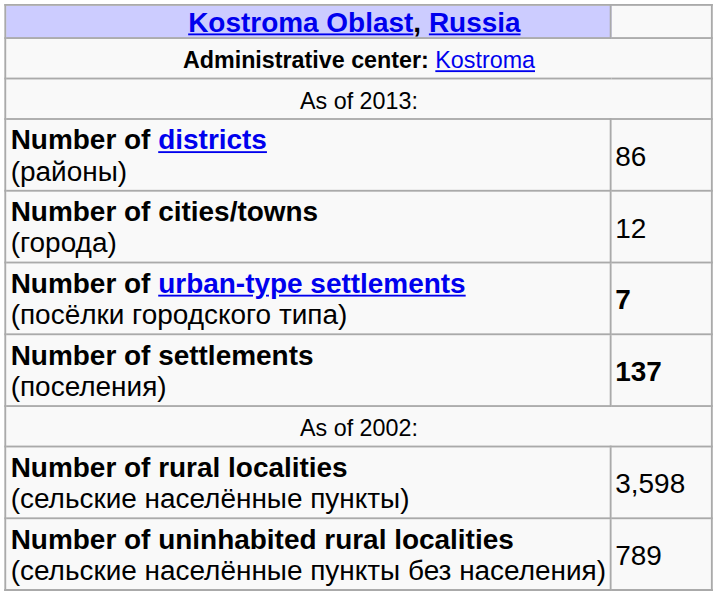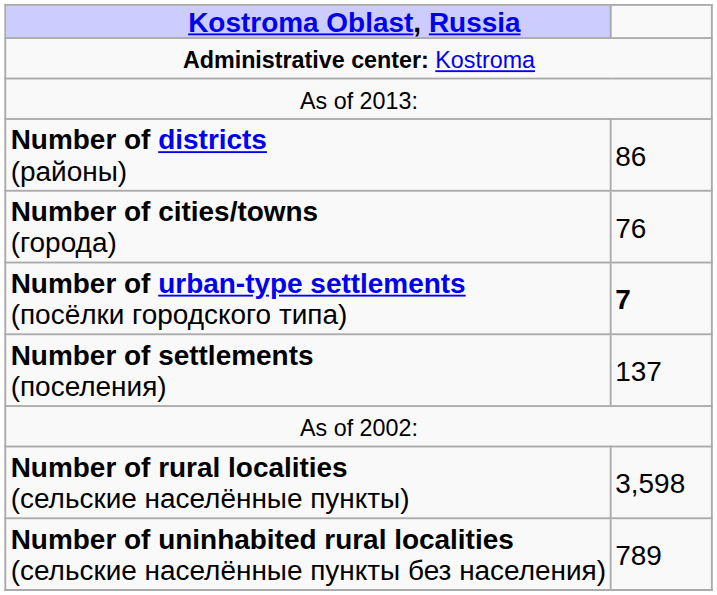(631, 227) 12 -> (631, 227) 76
(639, 370) bold -> (639, 370) normal
